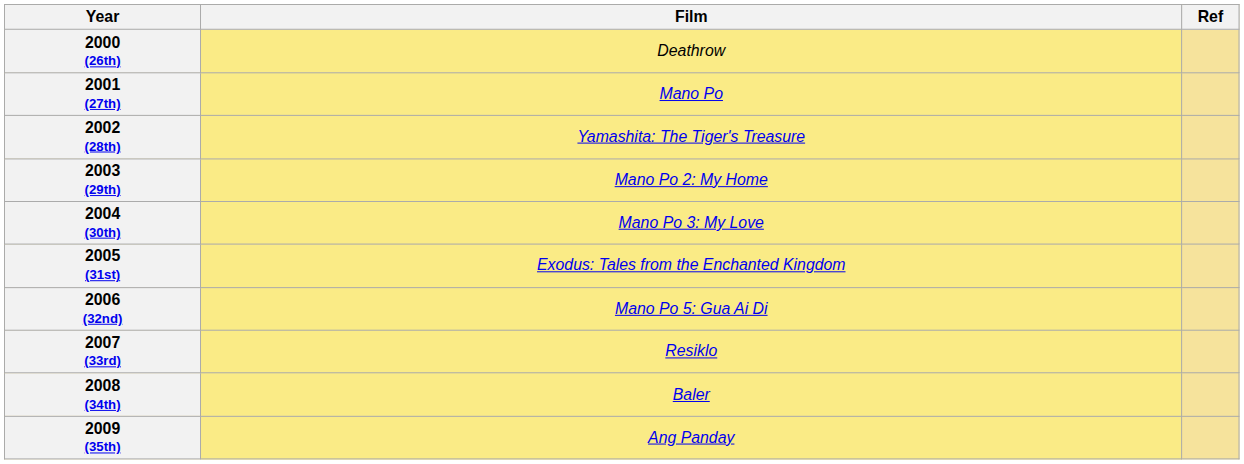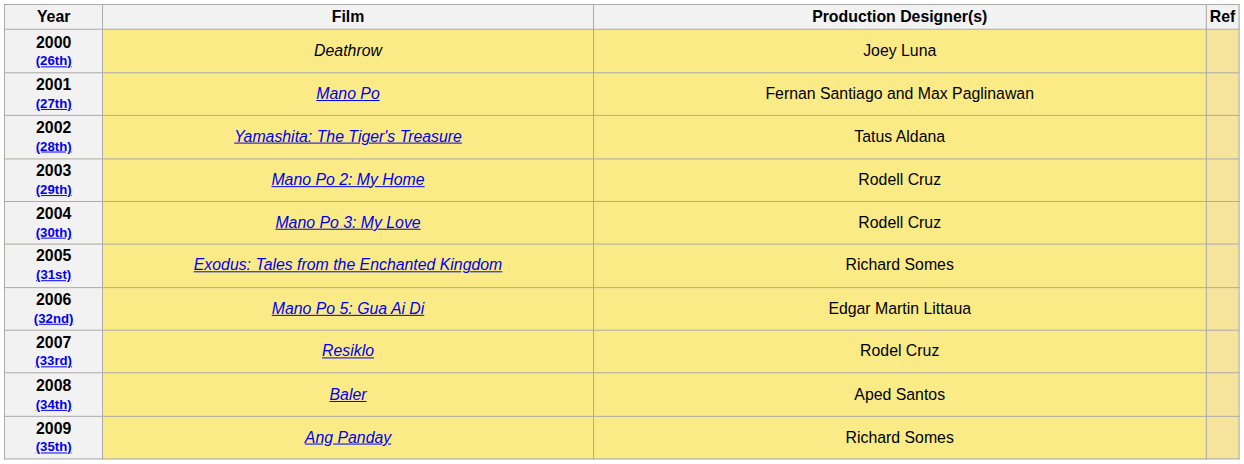+ column: (900, 17)
